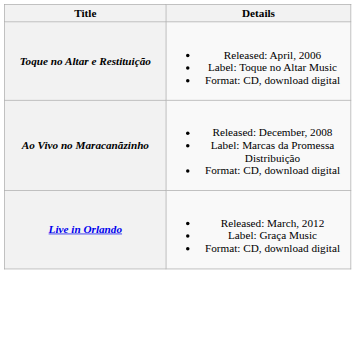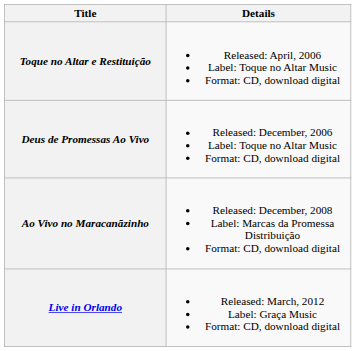+ row: (85, 139)
